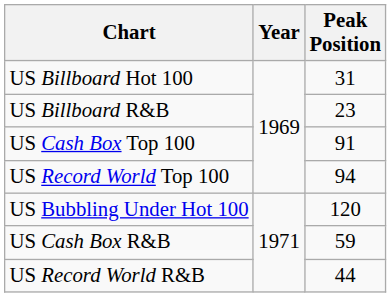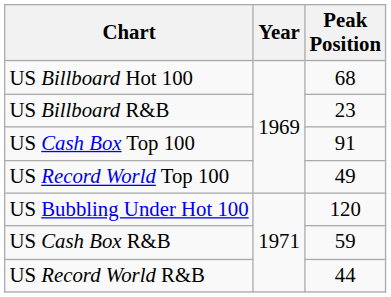(345, 77) 31 -> (345, 77) 68
(345, 176) 94 -> (345, 176) 49
